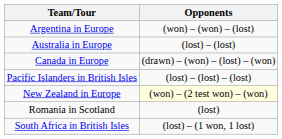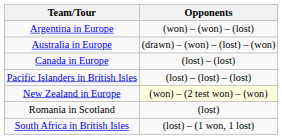(208, 45) (lost) – (lost) -> (208, 45) (drawn) – (won) – (lost) – (won)
(208, 61) (drawn) – (won) – (lost) – (won) -> (208, 61) (lost) – (lost)
